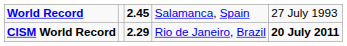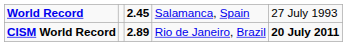(138, 32) 2.29 -> (138, 32) 2.89
